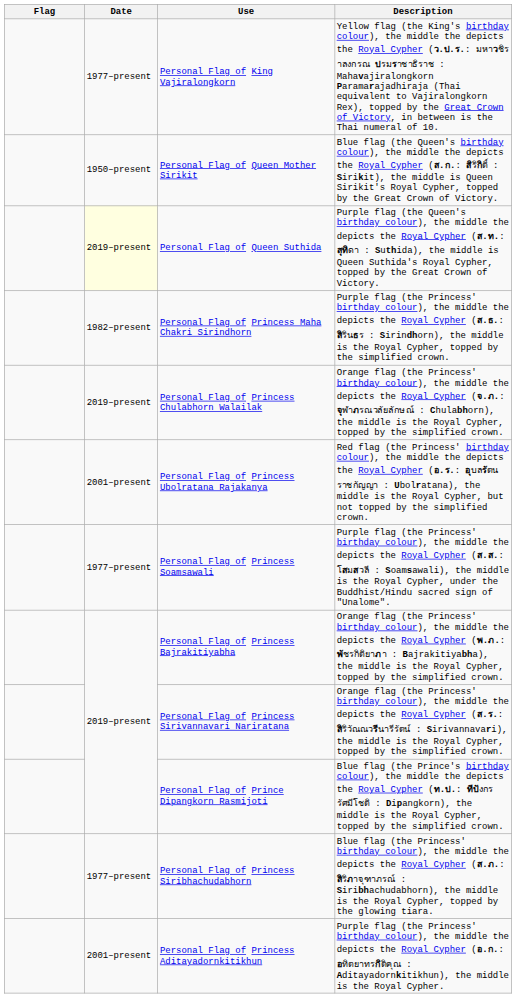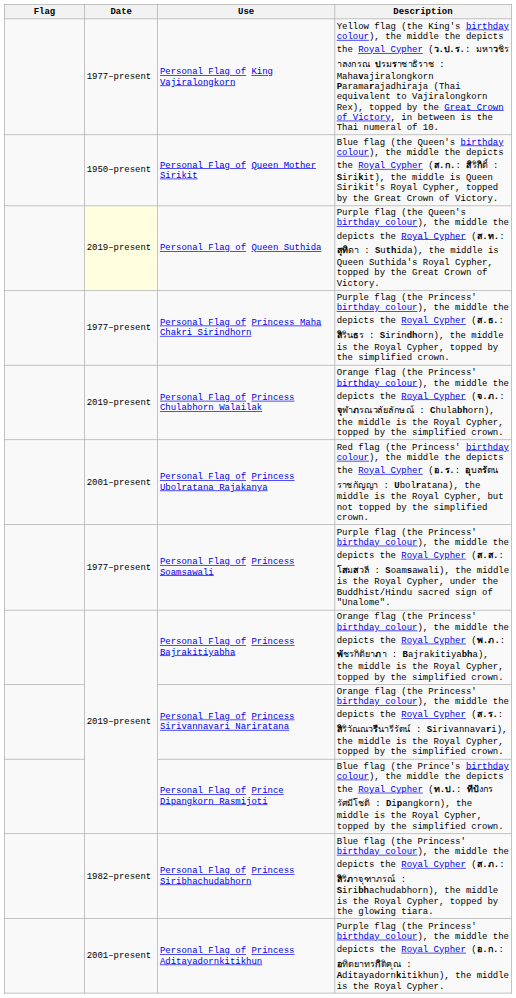(119, 328) 1982–present -> (119, 328) 1977–present
(119, 876) 1977–present -> (119, 876) 1982–present
